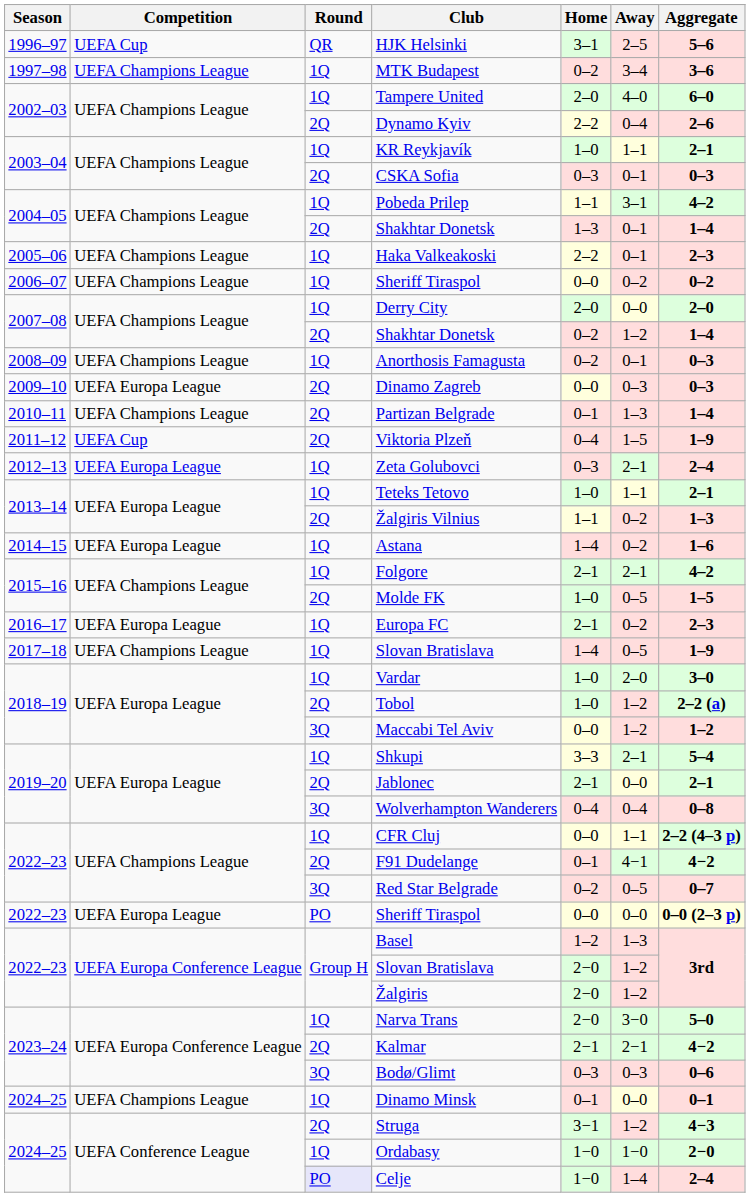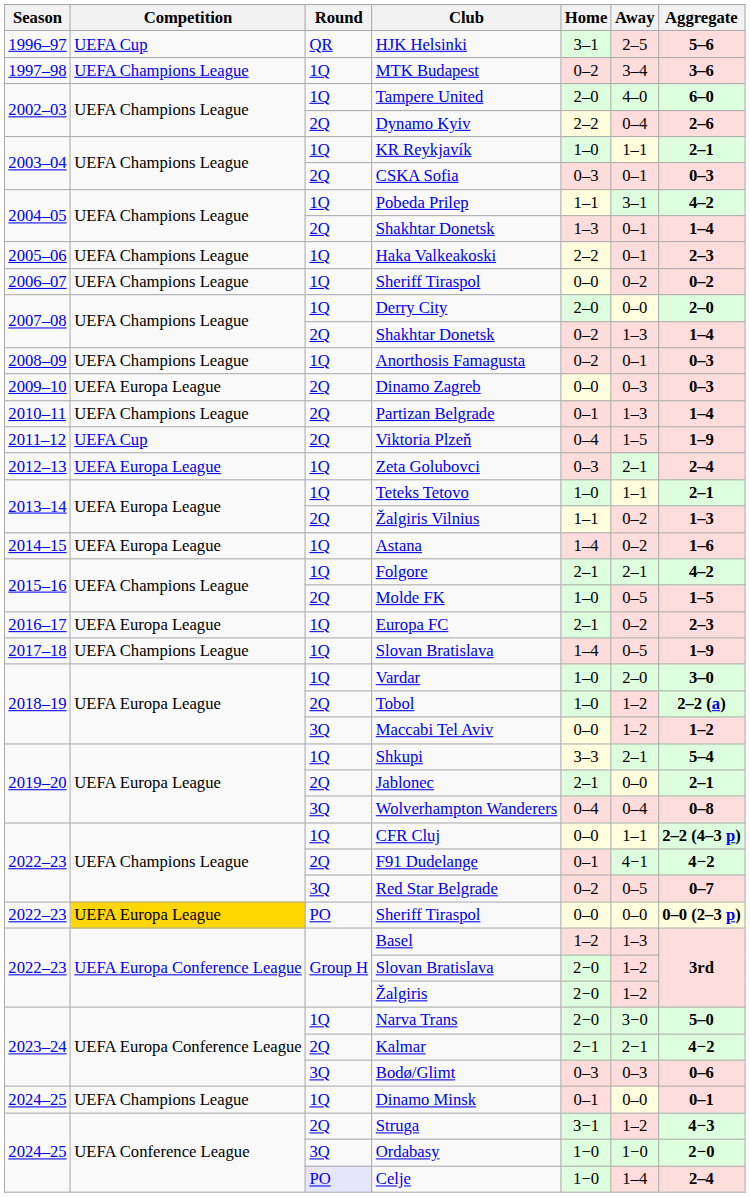(635, 334) 1–2 -> (635, 334) 1–3
(148, 914) no background -> (148, 914) gold background
(320, 1152) 1Q -> (320, 1152) 3Q
